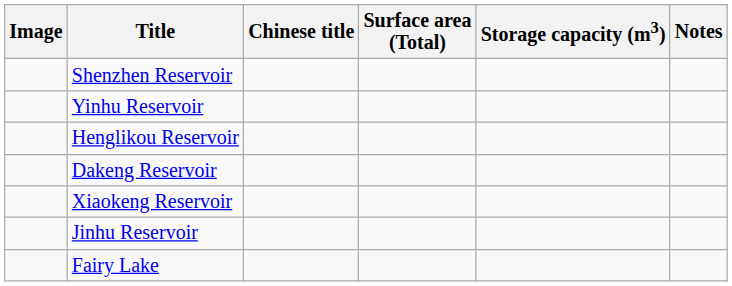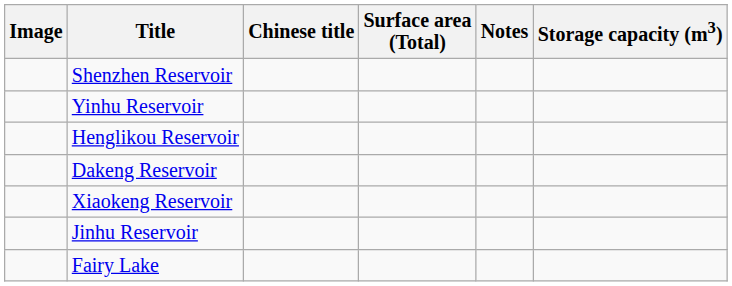columns swapped: (573, 31) <-> (699, 31)
